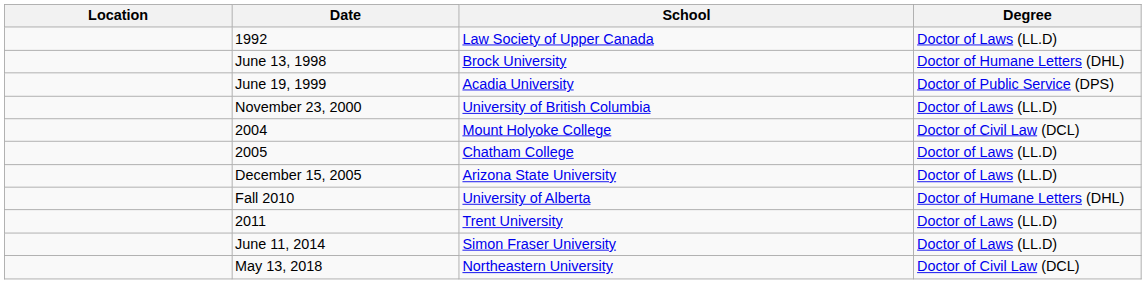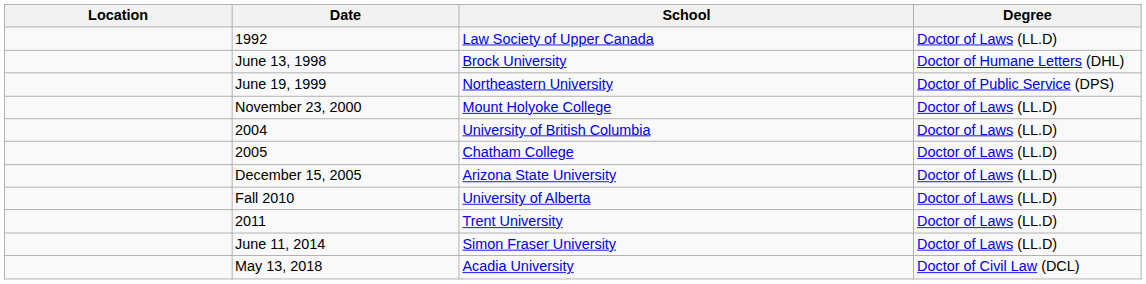(518, 84) Acadia University -> (538, 84) Northeastern University
(556, 107) University of British Columbia -> (537, 107) Mount Holyoke College
(537, 130) Mount Holyoke College -> (556, 130) University of British Columbia
(998, 130) Doctor of Civil Law (DCL) -> (987, 130) Doctor of Laws (LL.D)
(1021, 198) Doctor of Humane Letters (DHL) -> (987, 198) Doctor of Laws (LL.D)
(538, 267) Northeastern University -> (518, 267) Acadia University
